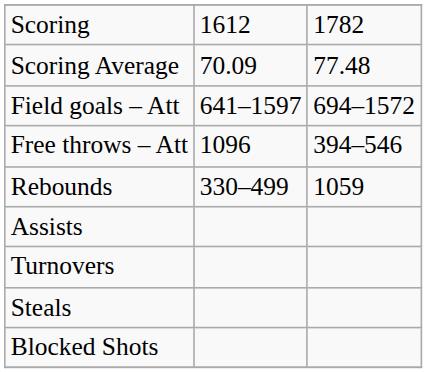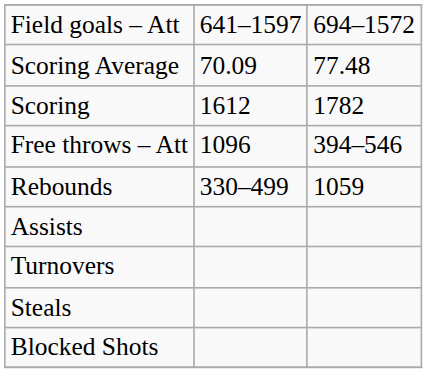rows swapped: (50, 24) <-> (95, 105)
